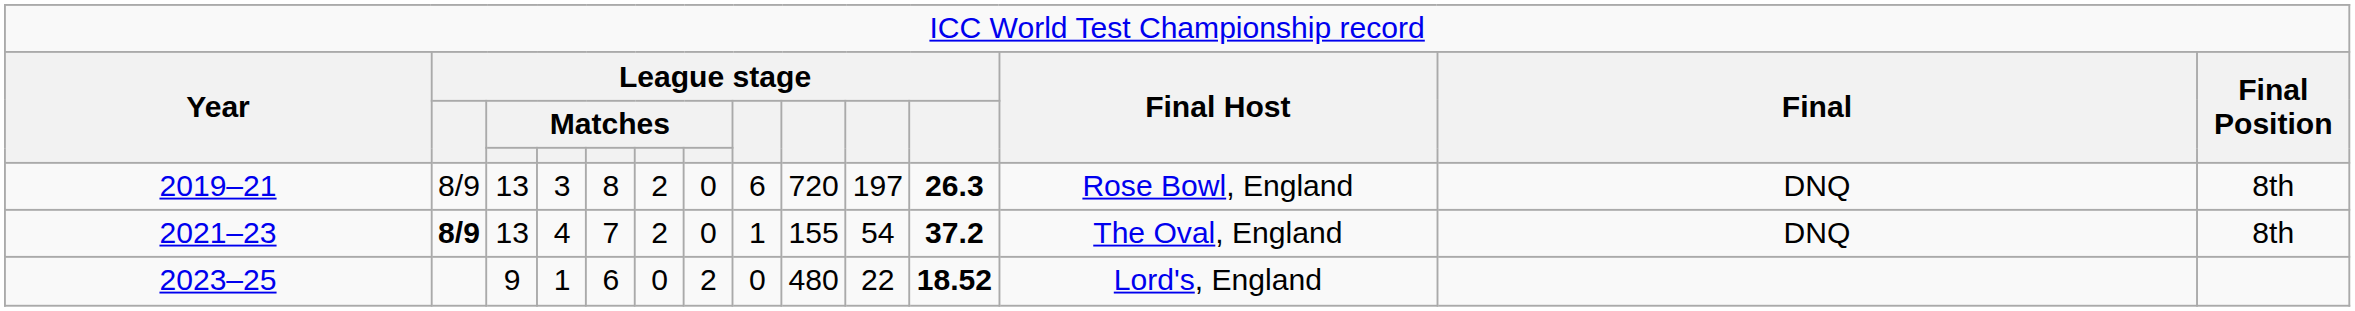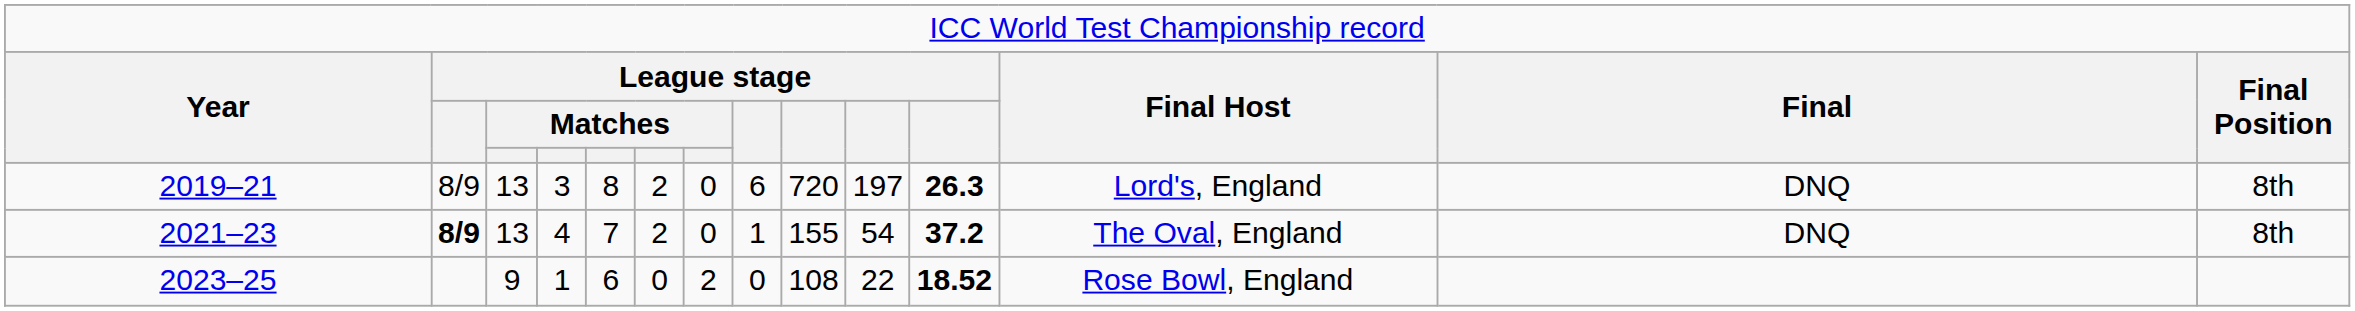(1218, 185) Rose Bowl, England -> (1218, 185) Lord's, England
(814, 280) 480 -> (814, 280) 108
(1218, 280) Lord's, England -> (1218, 280) Rose Bowl, England
